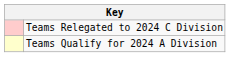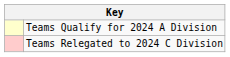rows swapped: (122, 44) <-> (124, 28)
